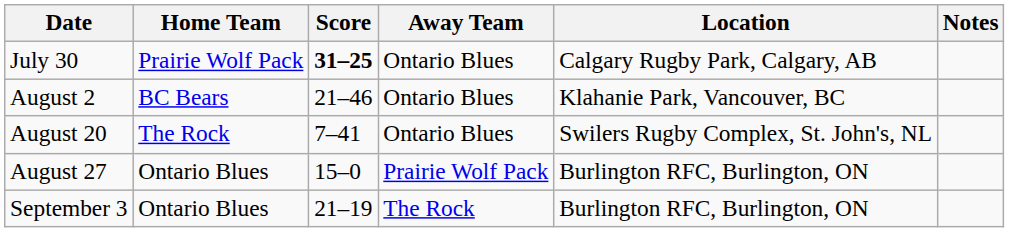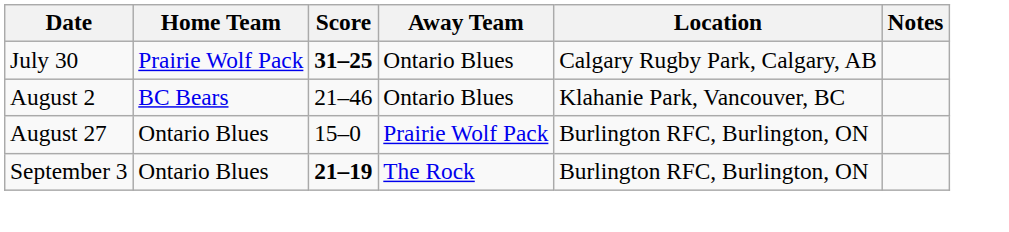- row: (58, 134)
(343, 208) normal -> (343, 171) bold
